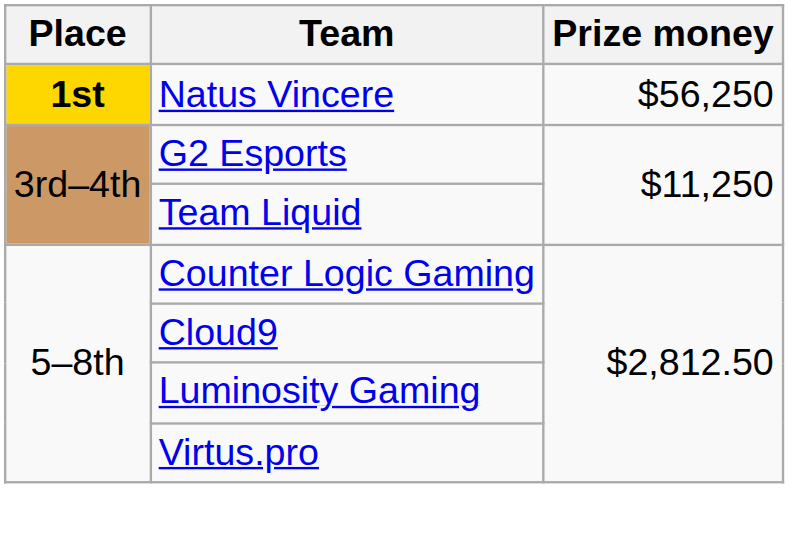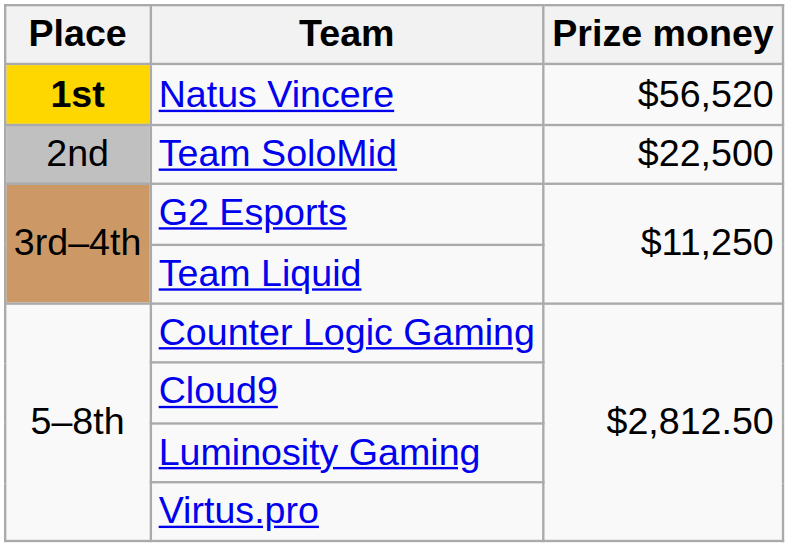(706, 93) $56,250 -> (706, 93) $56,520
+ row: (278, 153)
